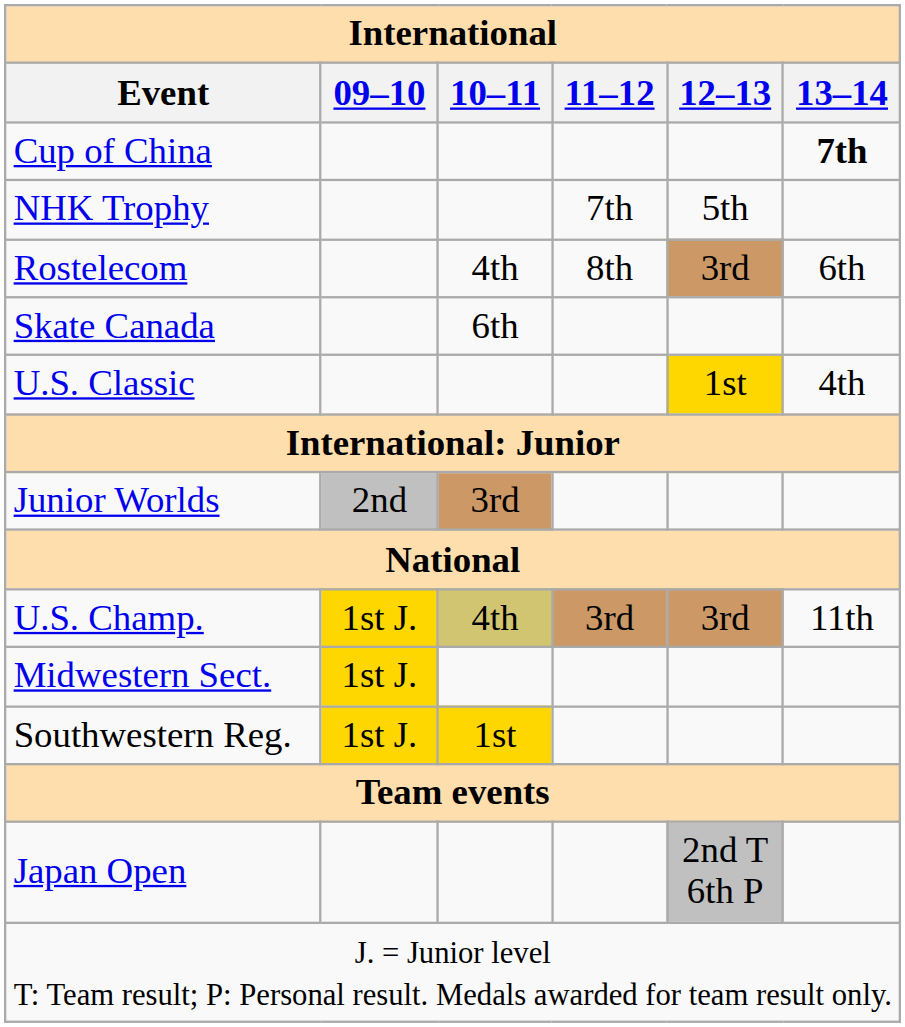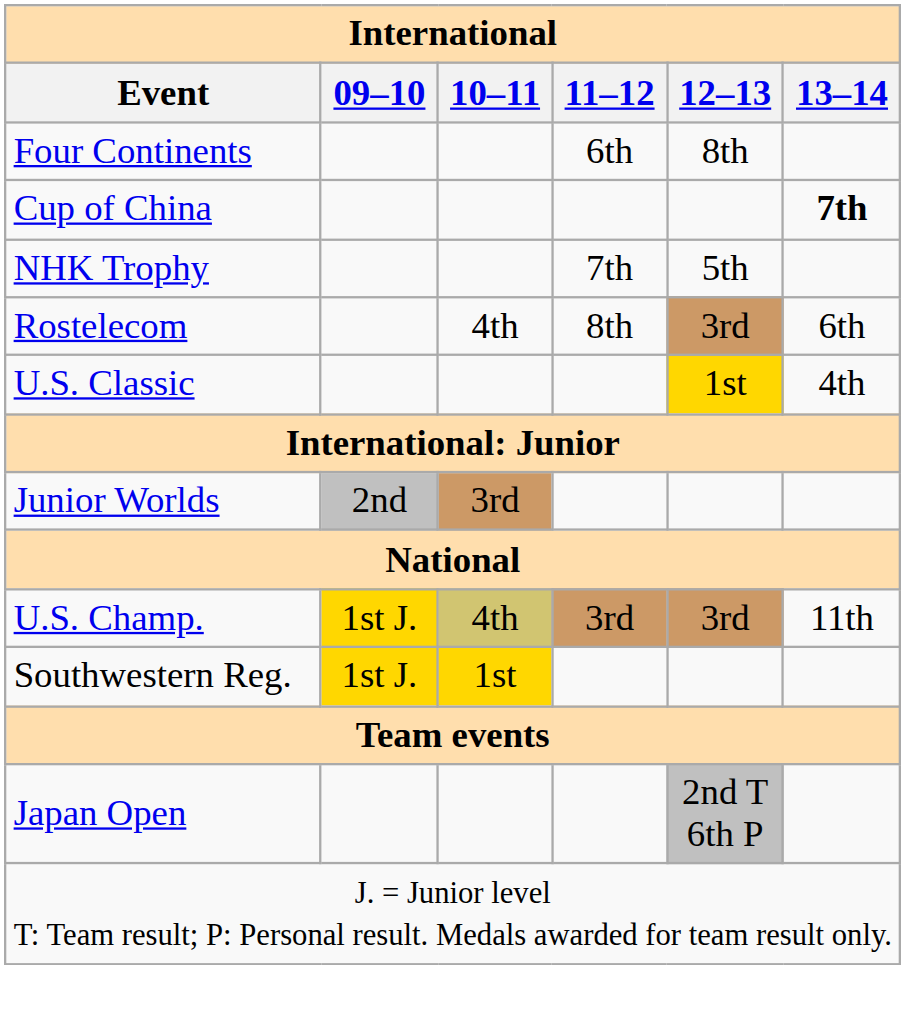+ row: (133, 150)
- row: (114, 325)
- row: (142, 675)
